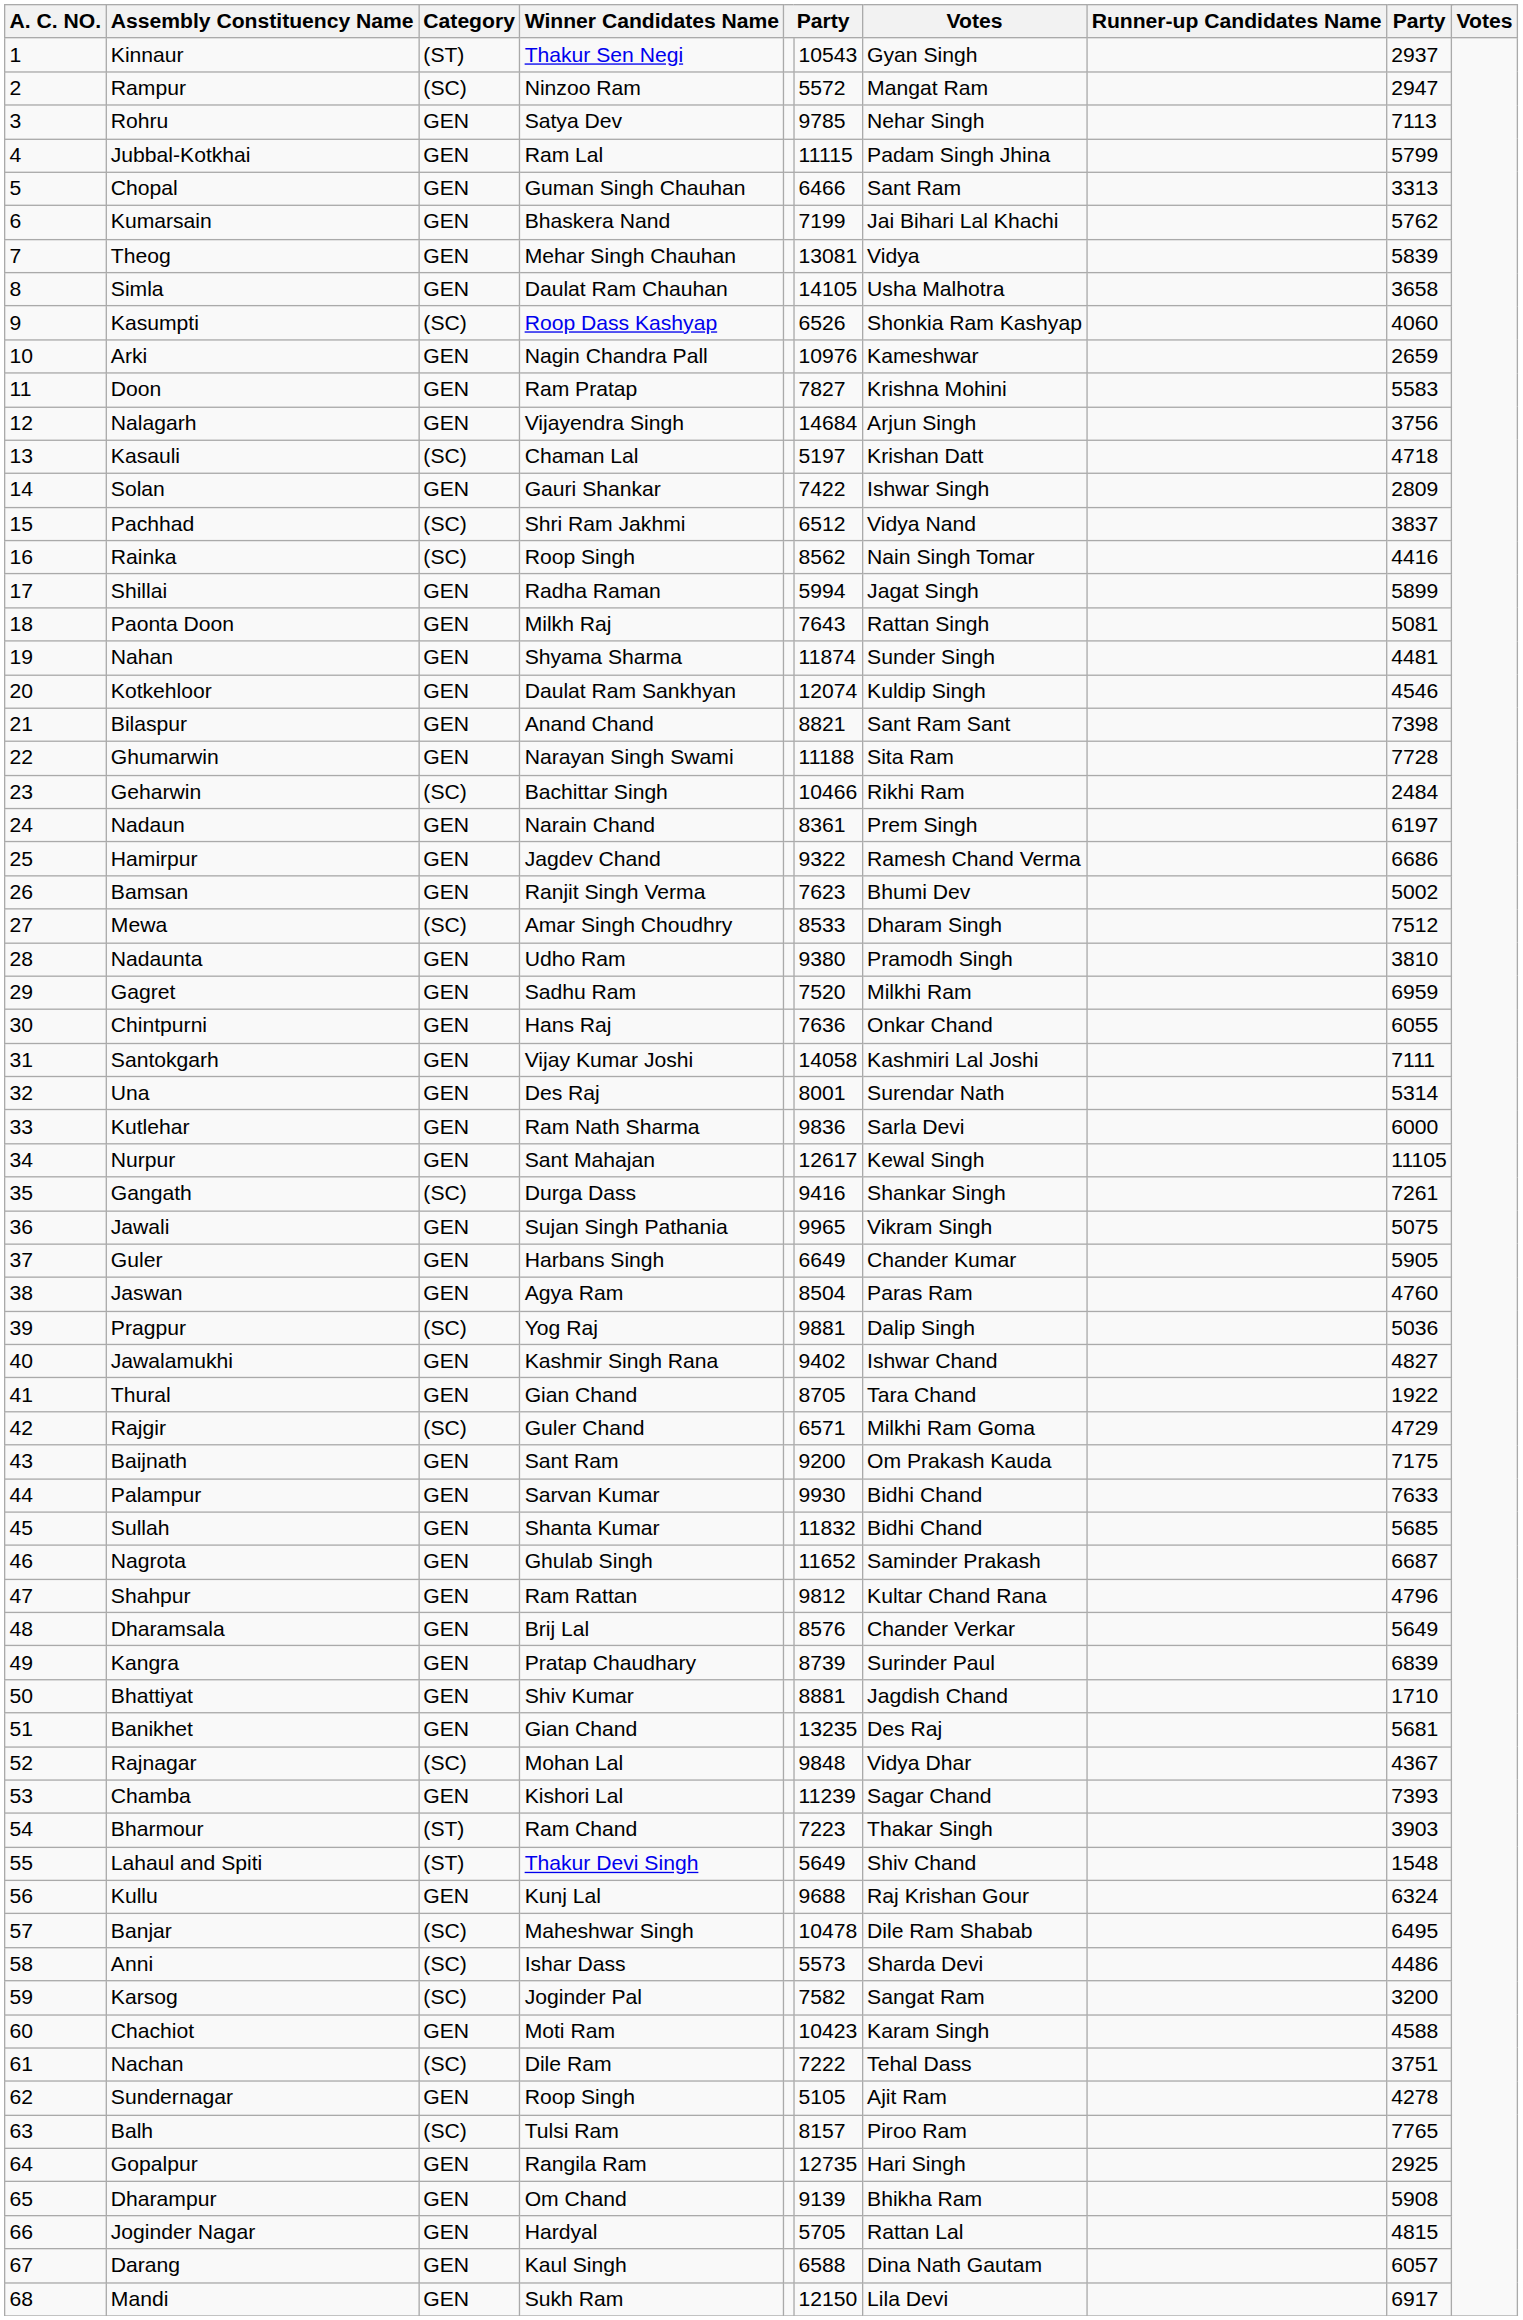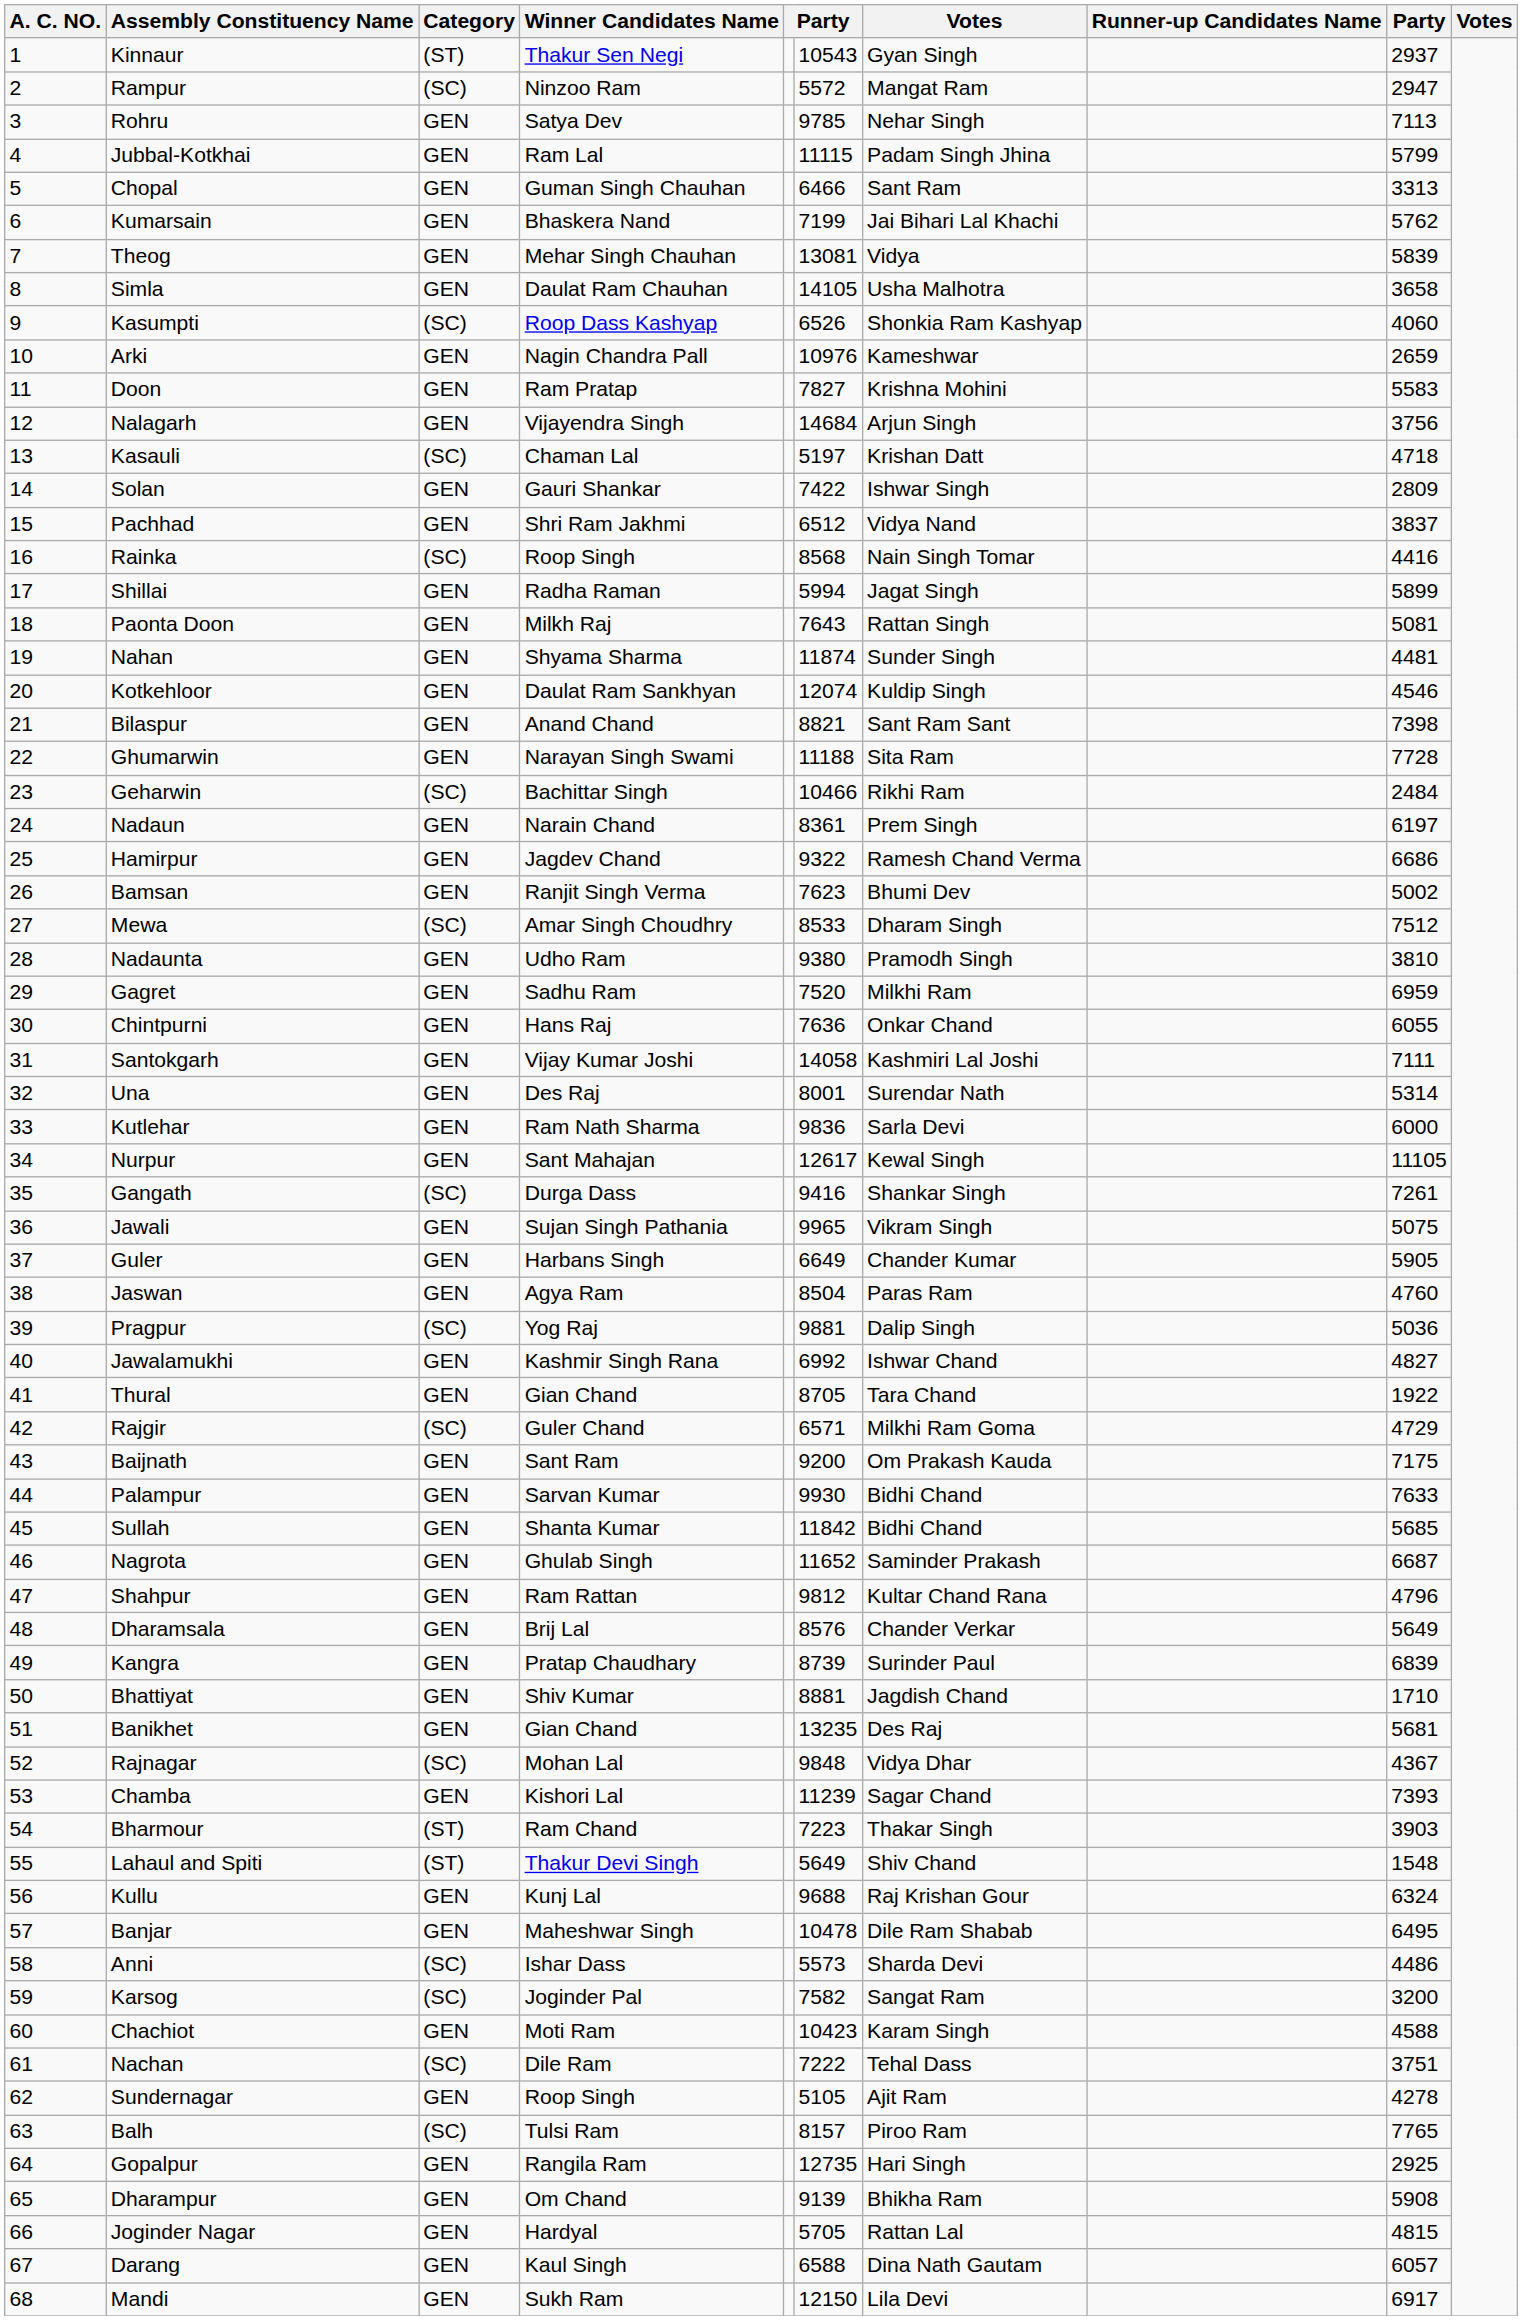(445, 523) (SC) -> (446, 523) GEN
(822, 557) 8562 -> (822, 557) 8568
(822, 1361) 9402 -> (822, 1361) 6992
(827, 1528) 11832 -> (827, 1528) 11842
(445, 1930) (SC) -> (446, 1930) GEN
